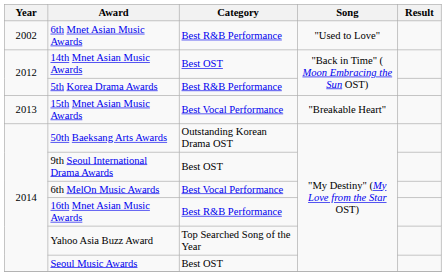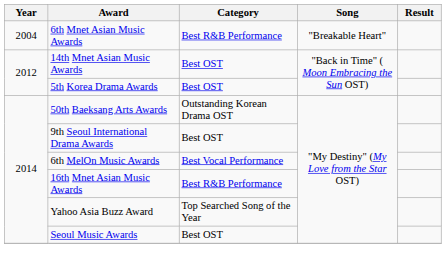(26, 35) 2002 -> (26, 35) 2004
(347, 35) "Used to Love" -> (347, 35) "Breakable Heart"
(232, 86) Best R&B Performance -> (202, 86) Best OST
- row: (100, 109)
